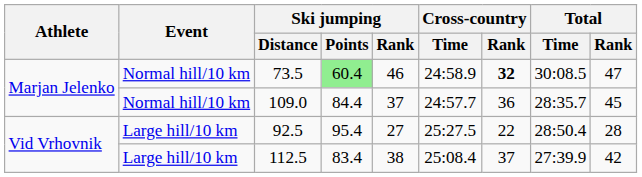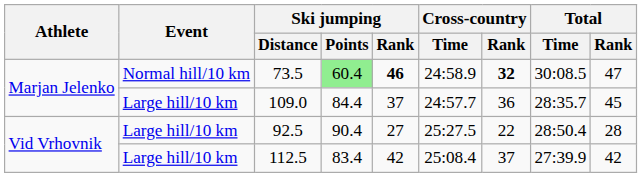(395, 74) normal -> (395, 74) bold
(186, 102) Normal hill/10 km -> (180, 102) Large hill/10 km
(347, 130) 95.4 -> (347, 130) 90.4
(395, 158) 38 -> (395, 158) 42
